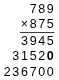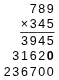(33, 24) 8 -> (33, 24) 3
(42, 24) 7 -> (42, 24) 4
(33, 56) 5 -> (33, 56) 6
